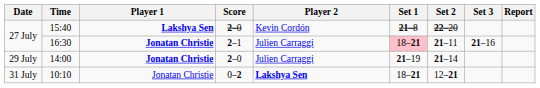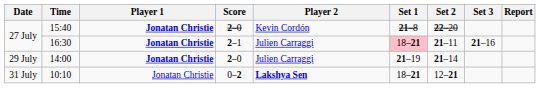(187, 28) Lakshya Sen -> (180, 28) Jonatan Christie
